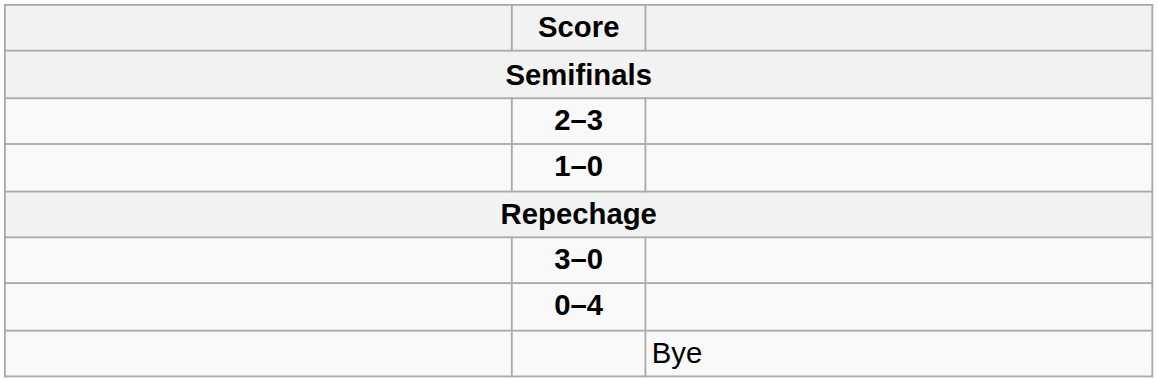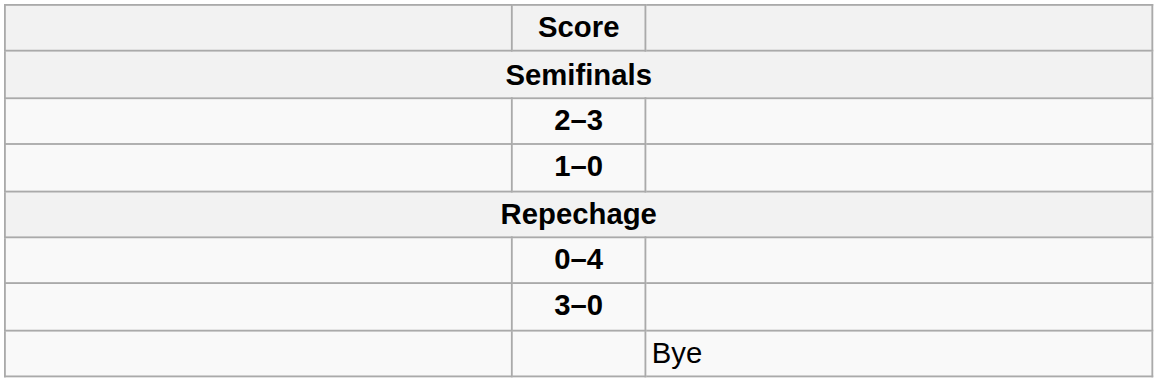rows swapped: (579, 259) <-> (579, 306)
